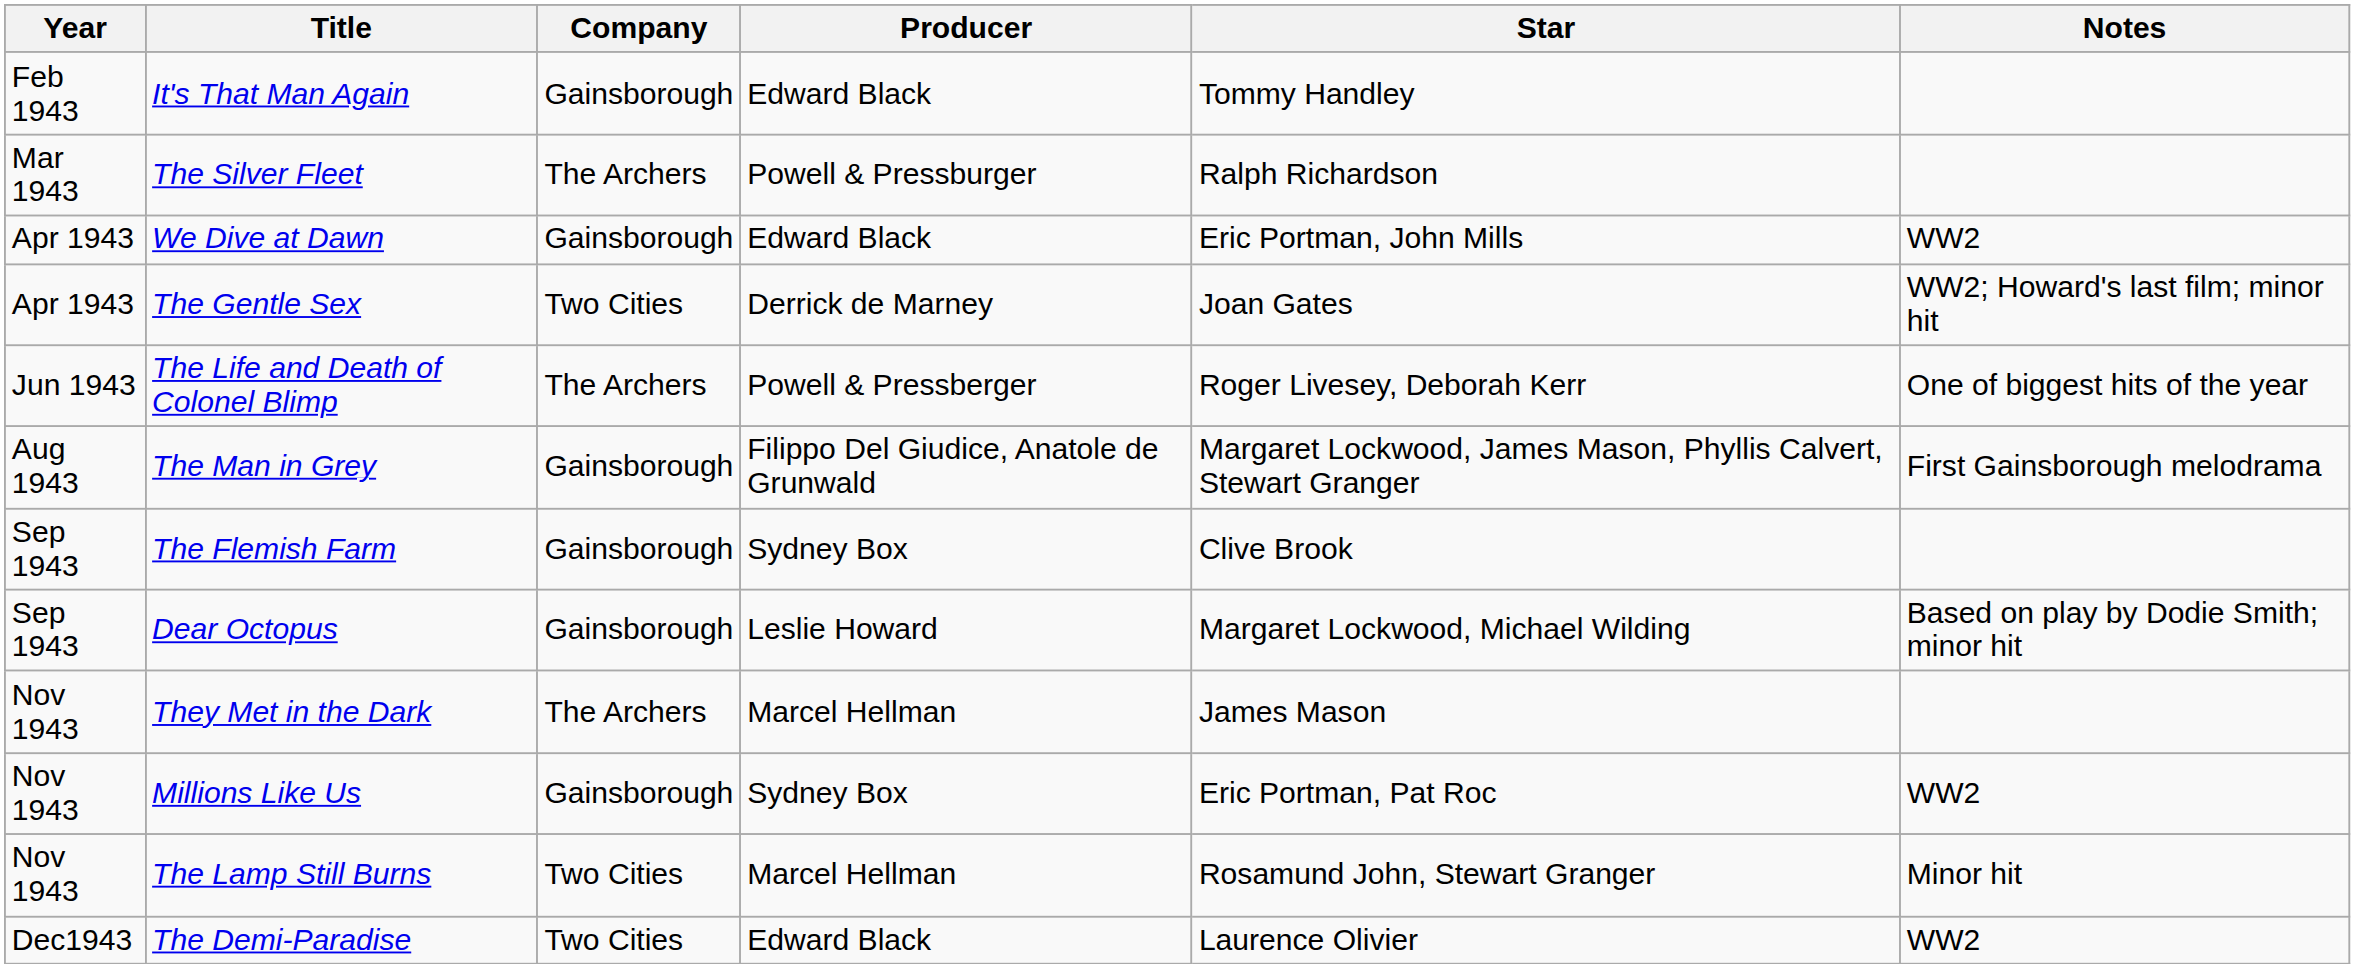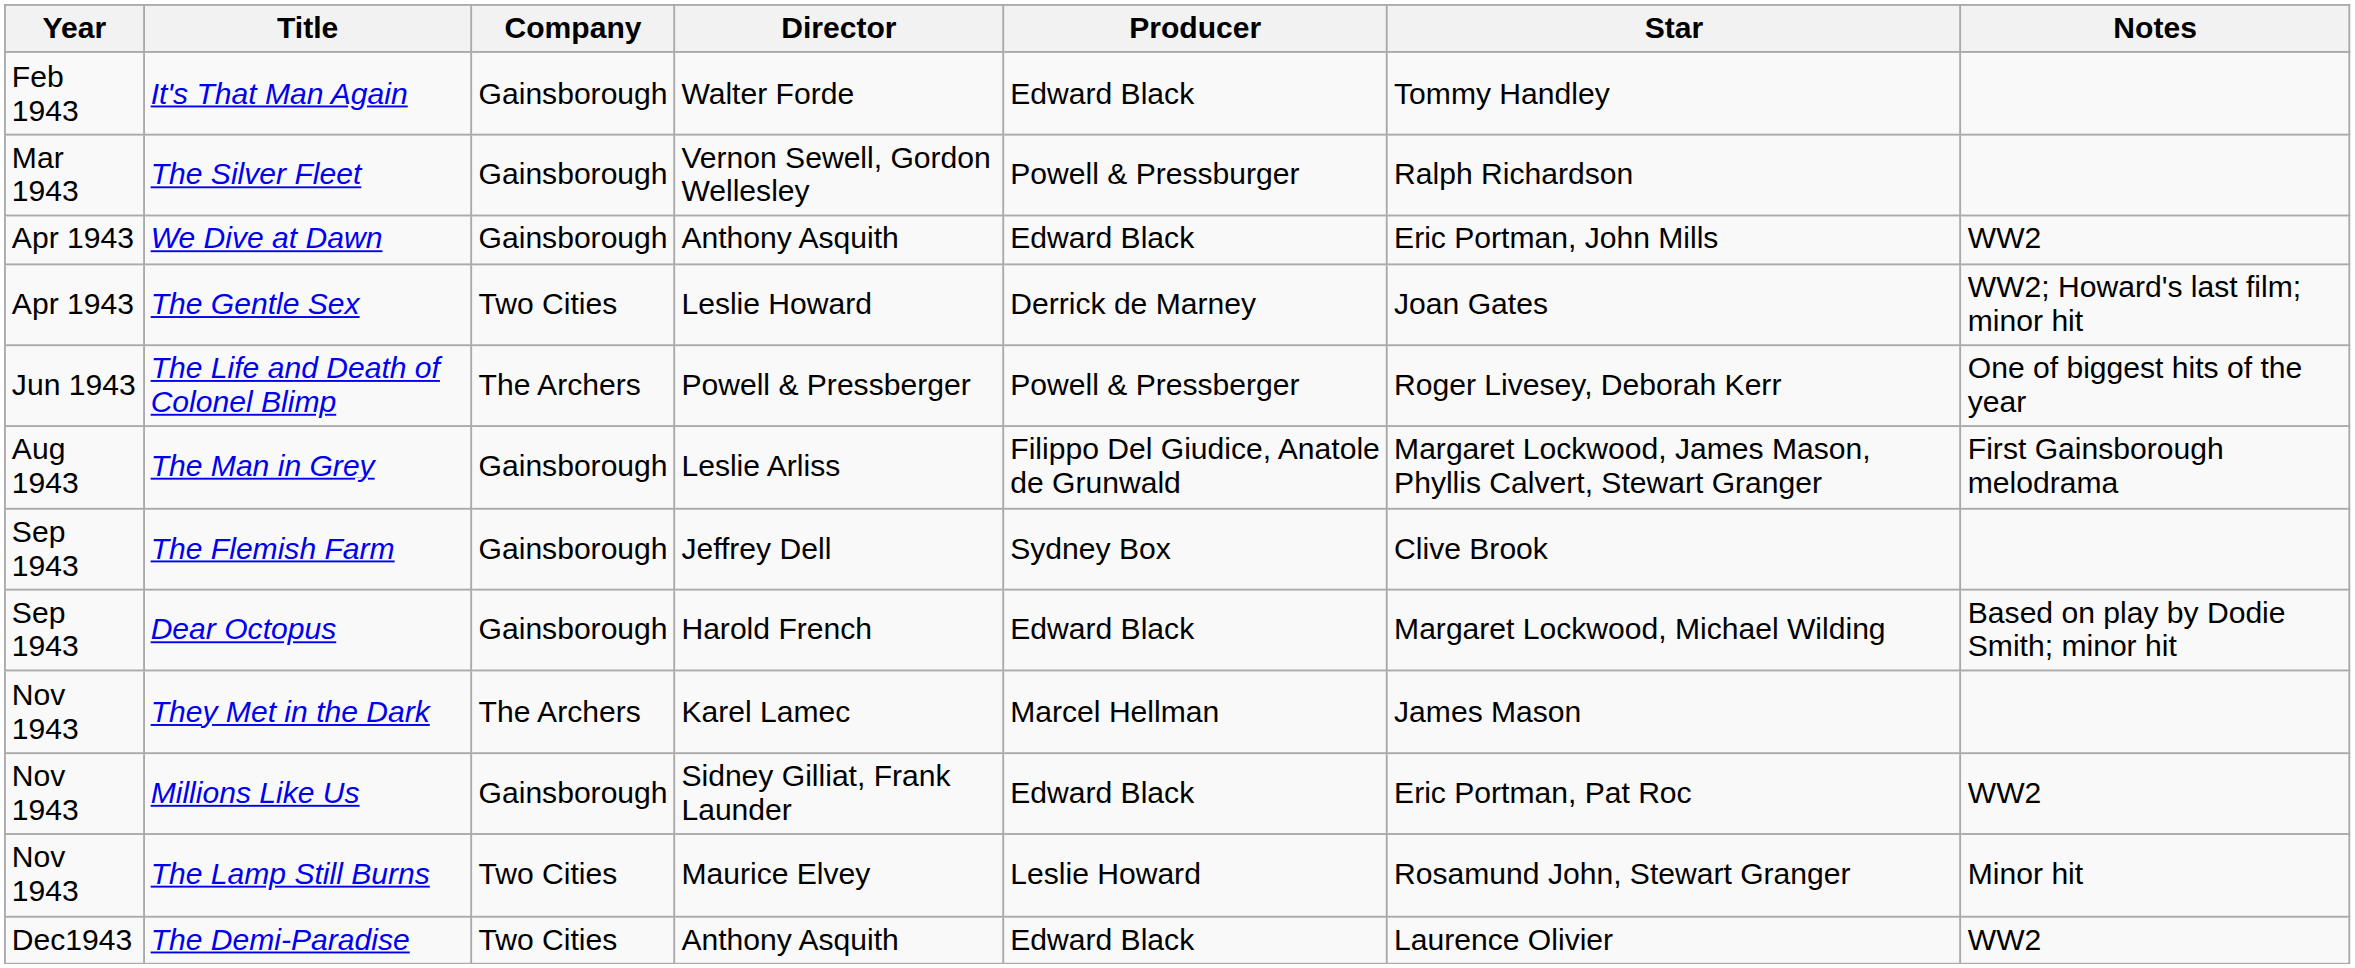+ column: (839, 28)
(625, 174) The Archers -> (573, 174) Gainsborough
(843, 629) Leslie Howard -> (1102, 629) Edward Black
(827, 793) Sydney Box -> (1102, 793) Edward Black
(852, 874) Marcel Hellman -> (1106, 874) Leslie Howard
